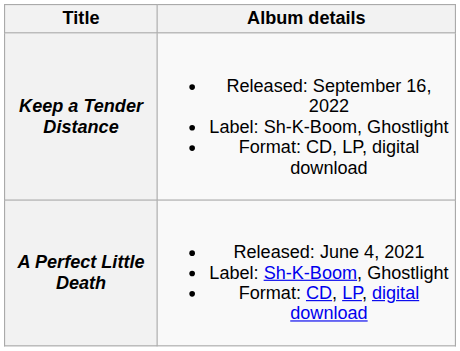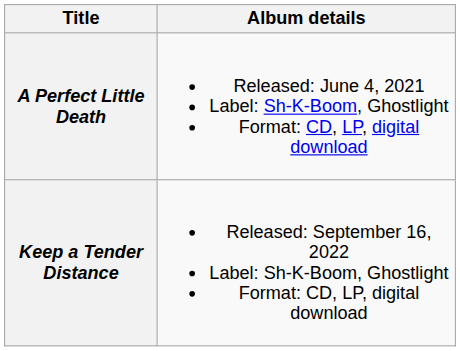rows swapped: (81, 272) <-> (81, 116)
